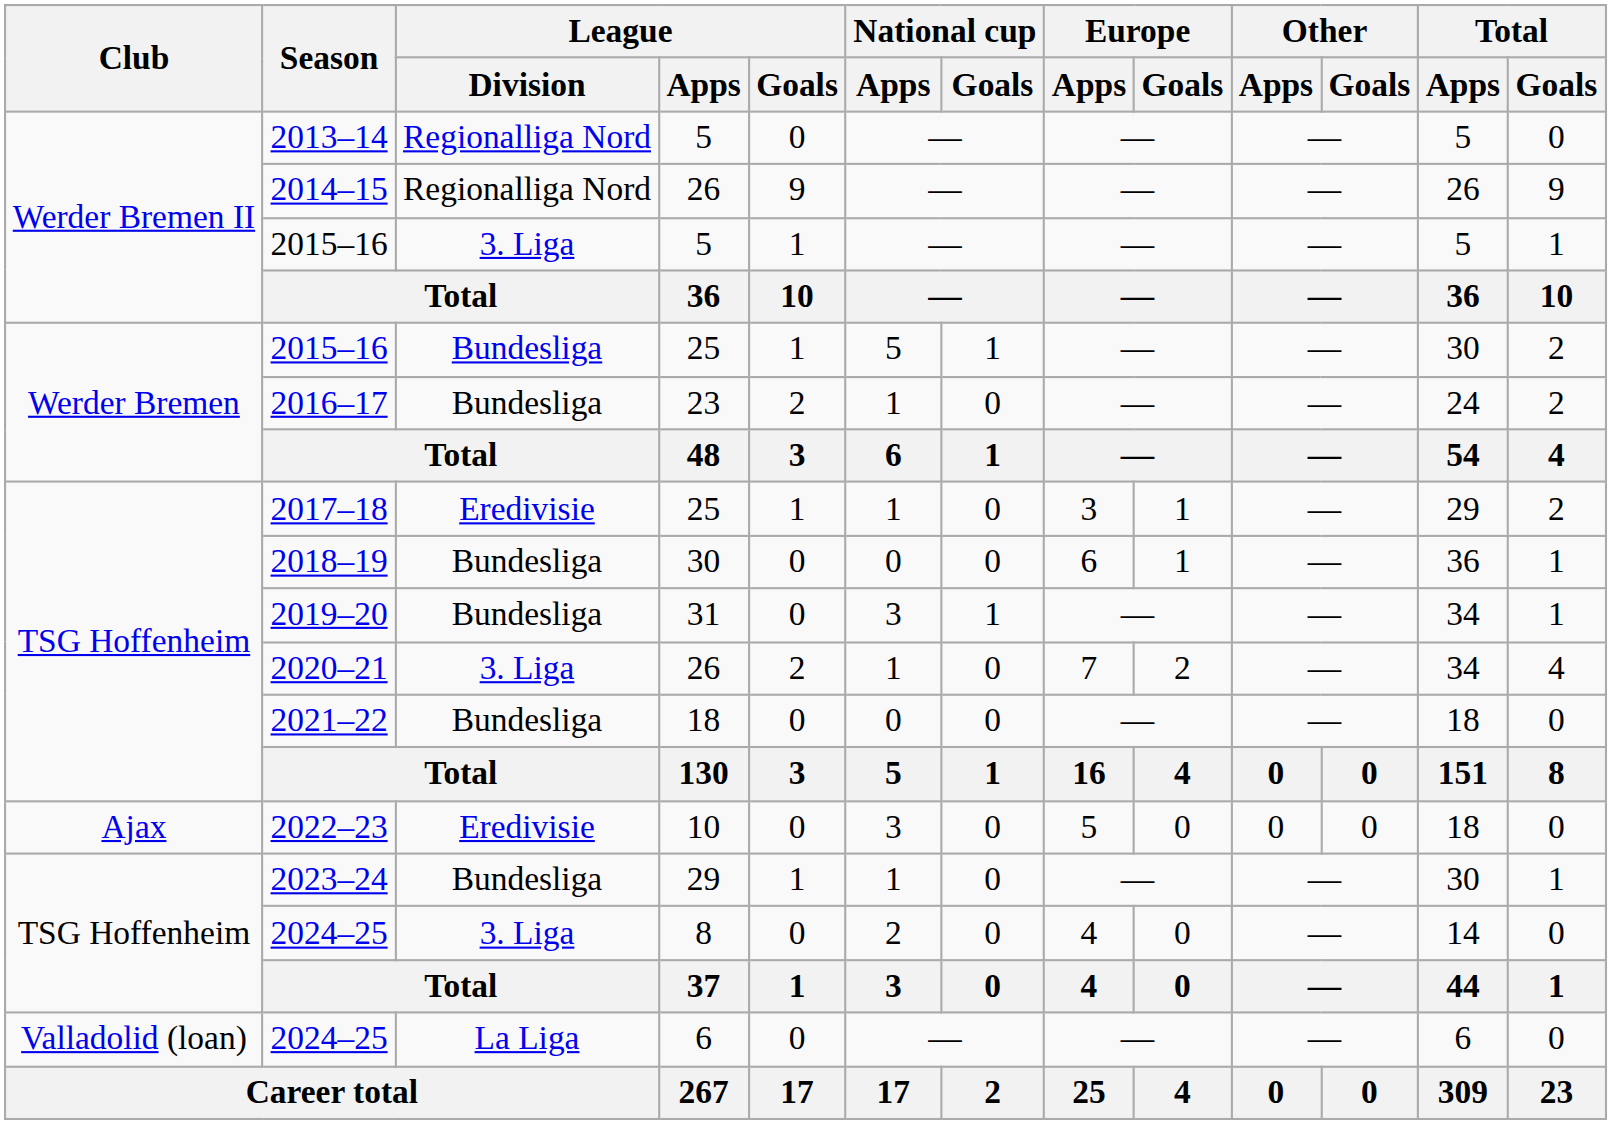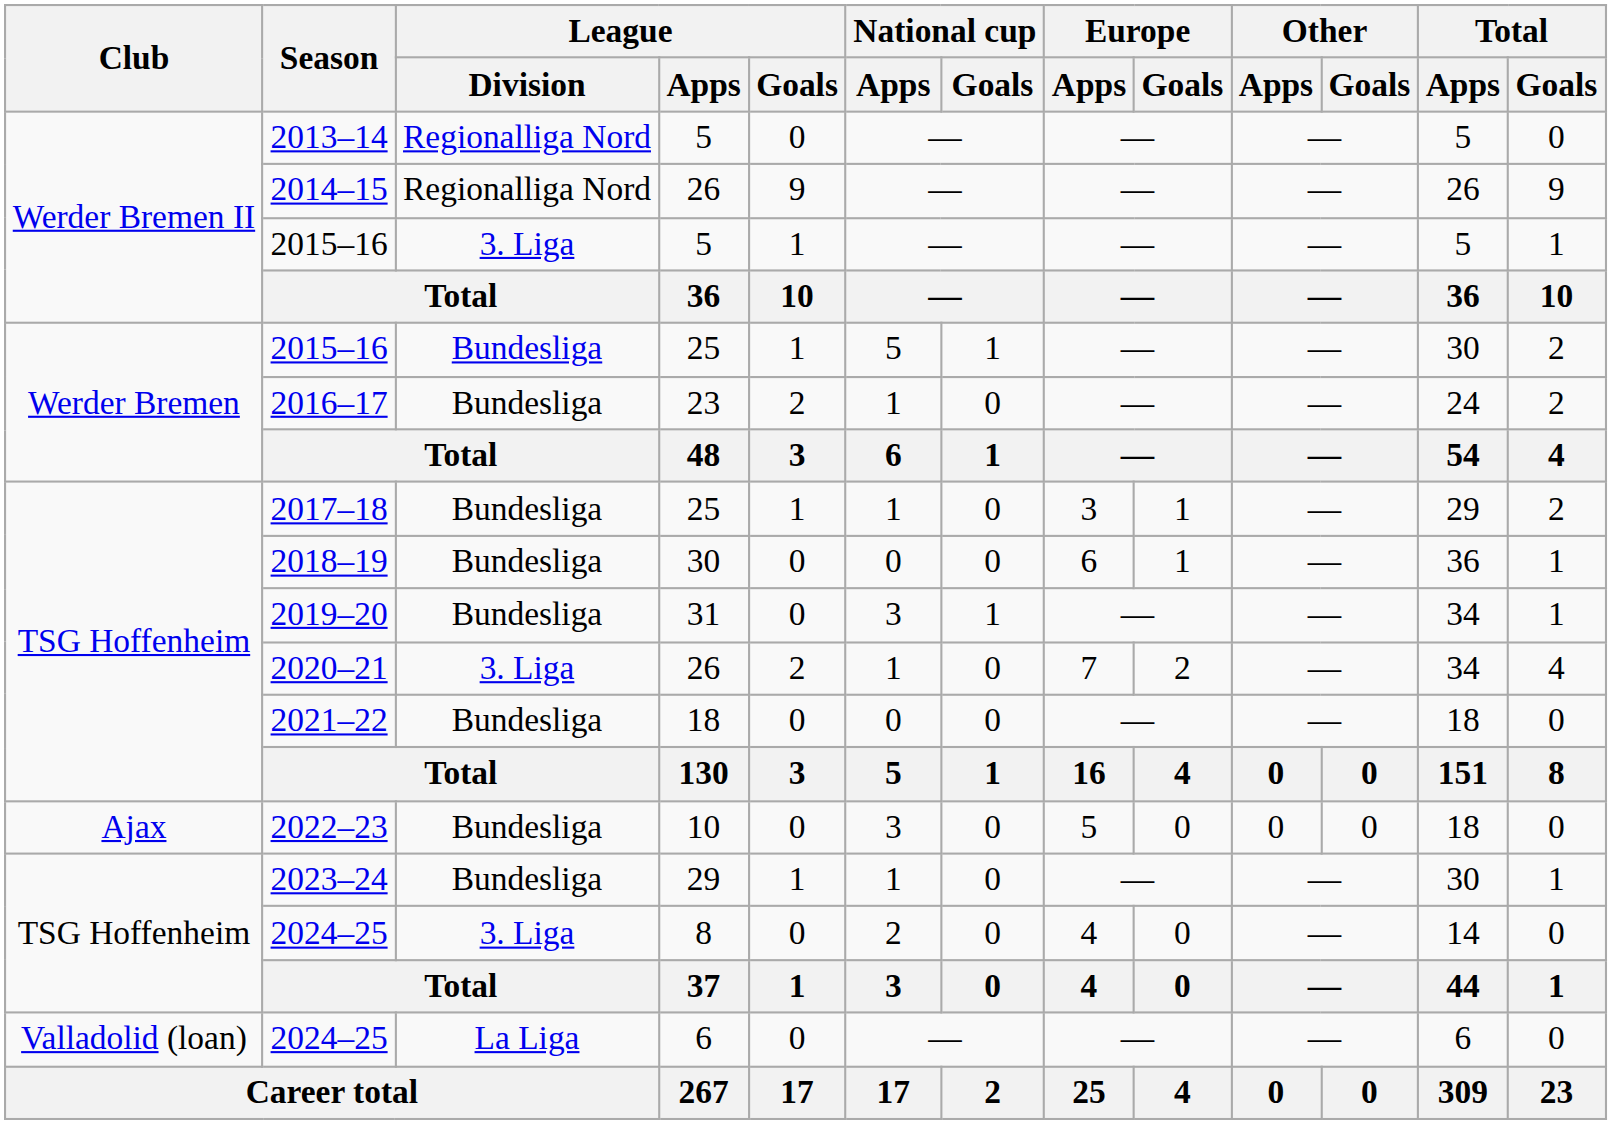(527, 508) Eredivisie -> (527, 508) Bundesliga
(527, 826) Eredivisie -> (527, 826) Bundesliga
